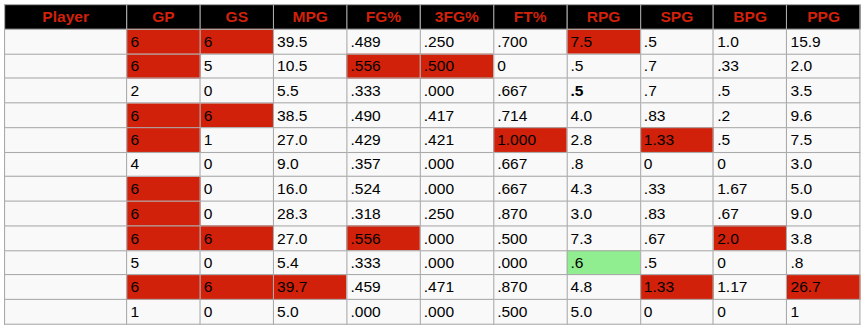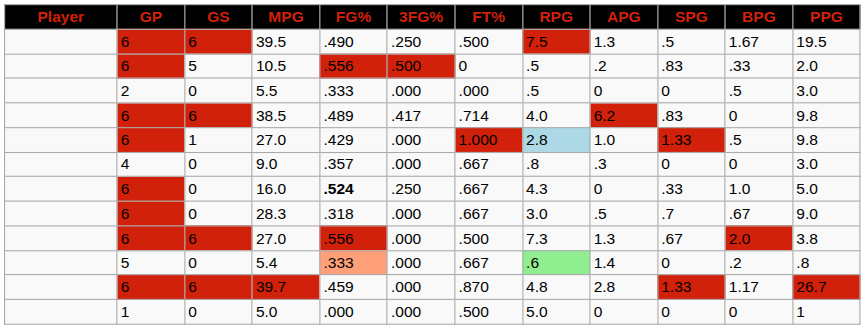+ column: (624, 17)
(366, 42) .489 -> (339, 42) .490
(512, 42) .700 -> (474, 42) .500
(728, 42) 1.0 -> (744, 42) 1.67
(806, 42) 15.9 -> (811, 42) 19.5
(650, 66) .7 -> (672, 66) .83
(512, 91) .667 -> (474, 91) .000
(577, 91) bold -> (533, 91) normal
(650, 91) .7 -> (666, 91) 0
(801, 91) 3.5 -> (807, 91) 3.0
(366, 115) .490 -> (339, 115) .489
(724, 115) .2 -> (733, 115) 0
(801, 115) 9.6 -> (807, 115) 9.8
(439, 140) .421 -> (406, 140) .000
(581, 140) no background -> (537, 140) lightblue background
(801, 140) 7.5 -> (807, 140) 9.8
(366, 189) normal -> (339, 189) bold
(439, 189) .000 -> (406, 189) .250
(732, 189) 1.67 -> (740, 189) 1.0
(439, 214) .250 -> (406, 214) .000
(512, 214) .870 -> (474, 214) .667
(655, 214) .83 -> (668, 214) .7
(366, 263) no background -> (339, 263) lightsalmon background
(512, 263) .000 -> (474, 263) .667
(650, 263) .5 -> (666, 263) 0
(721, 263) 0 -> (735, 263) .2
(439, 287) .471 -> (406, 287) .000
